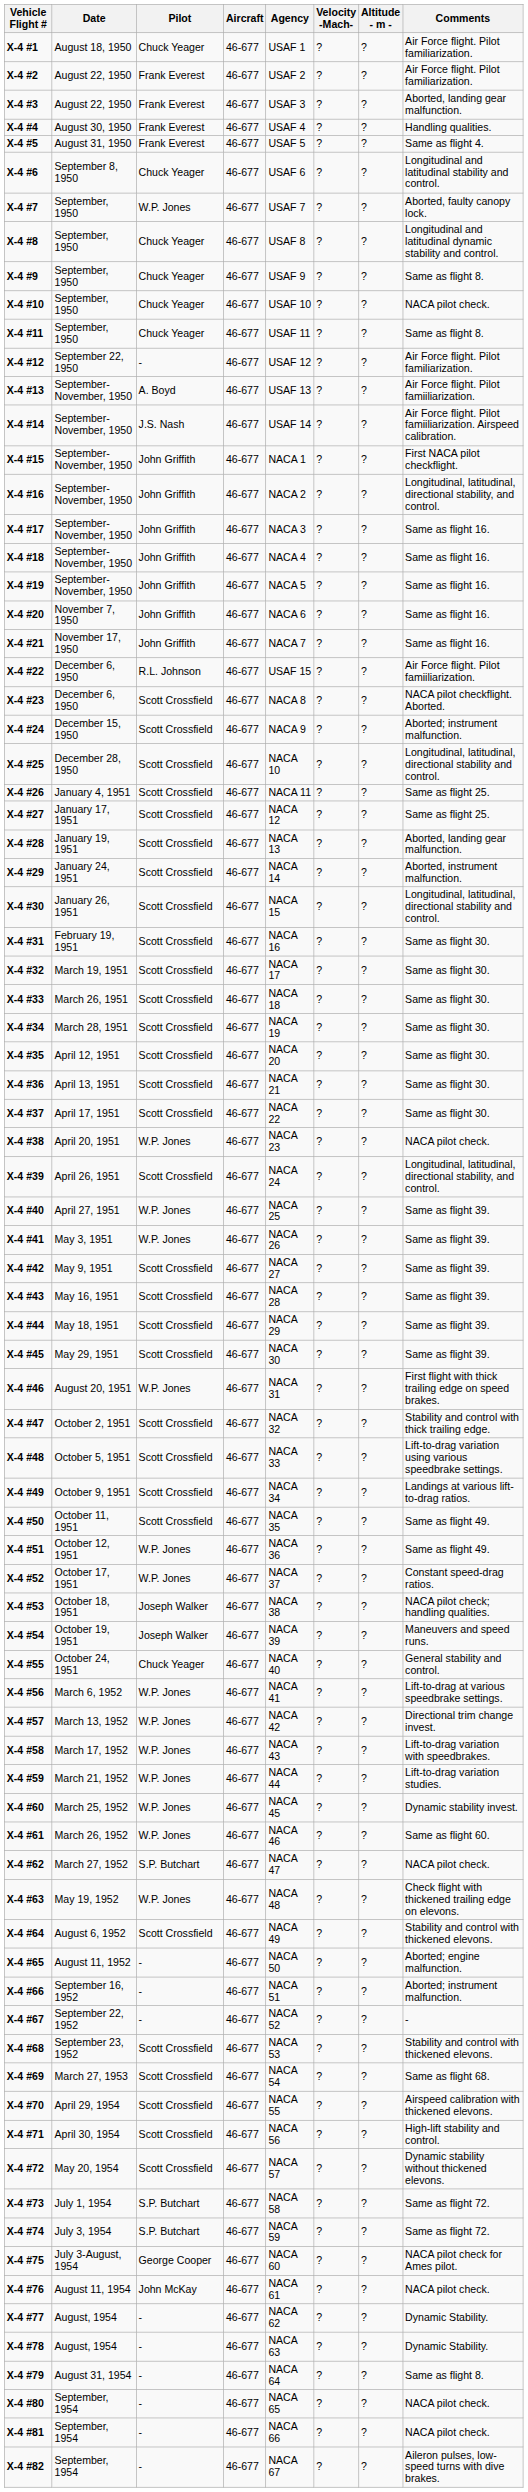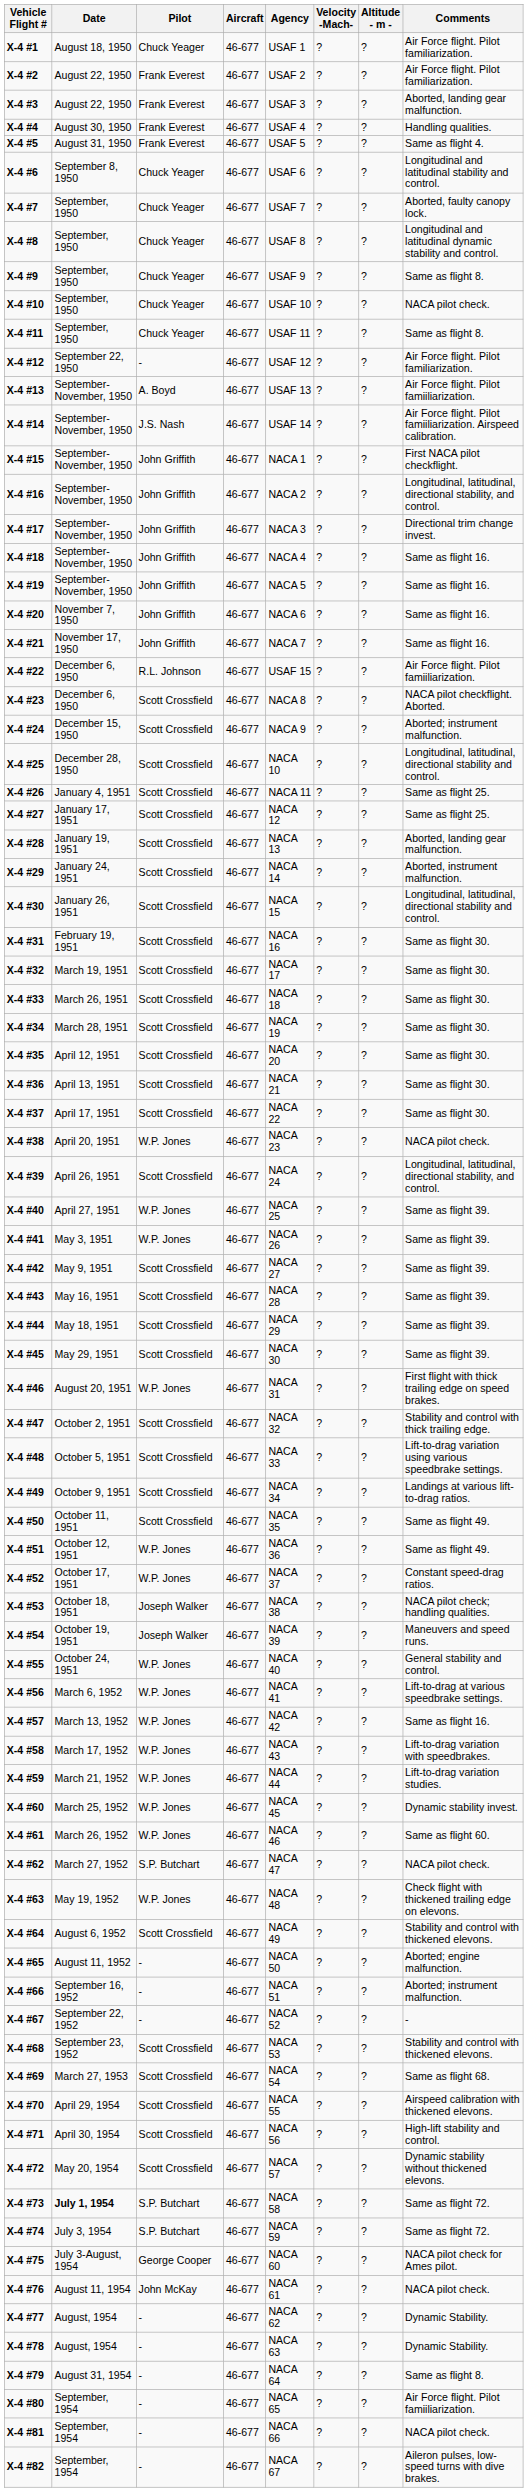(165, 207) W.P. Jones -> (171, 207) Chuck Yeager
(447, 529) Same as flight 16. -> (459, 529) Directional trim change invest.
(171, 1664) Chuck Yeager -> (165, 1664) W.P. Jones
(459, 1721) Directional trim change invest. -> (447, 1721) Same as flight 16.
(83, 2203) normal -> (84, 2203) bold
(447, 2404) NACA pilot check. -> (452, 2404) Air Force flight. Pilot famiiliarization.
